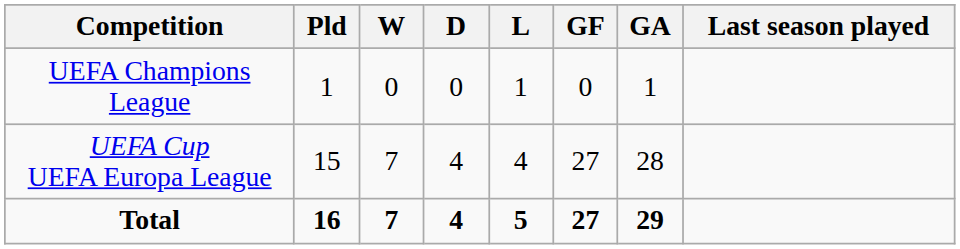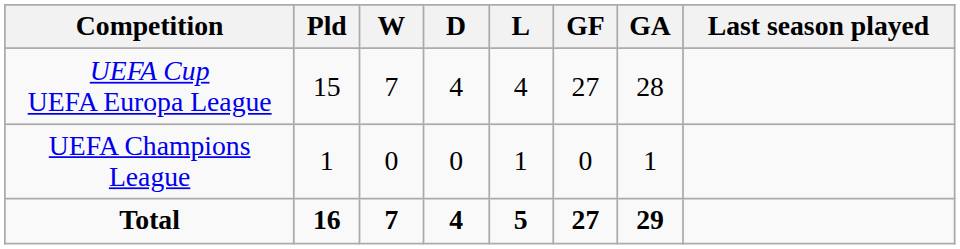rows swapped: (150, 85) <-> (150, 160)
